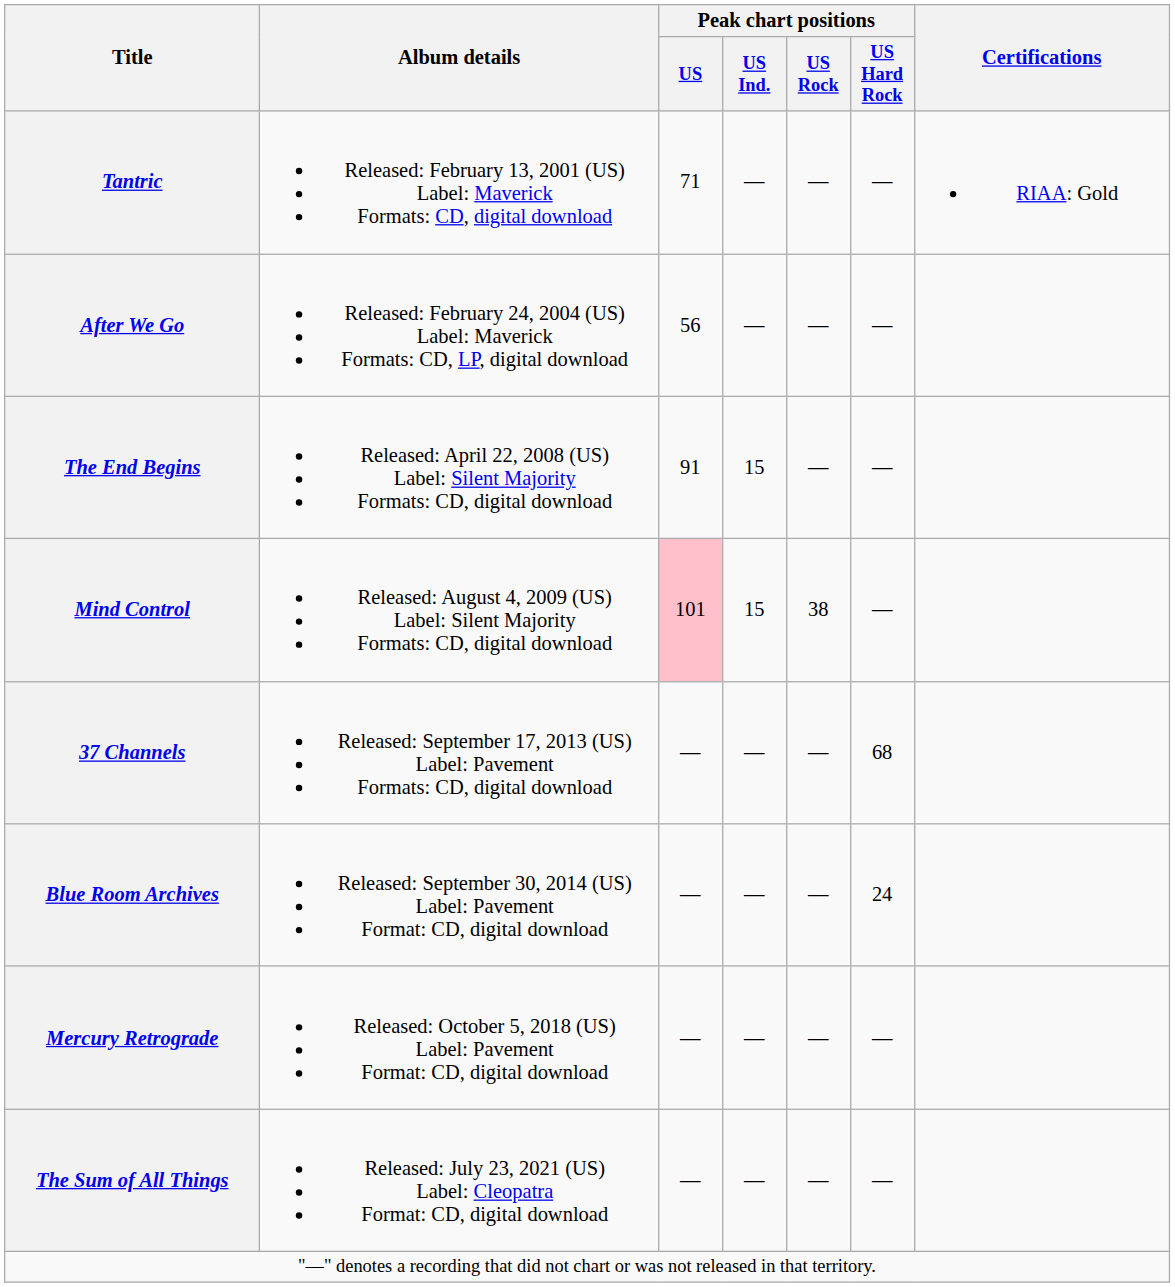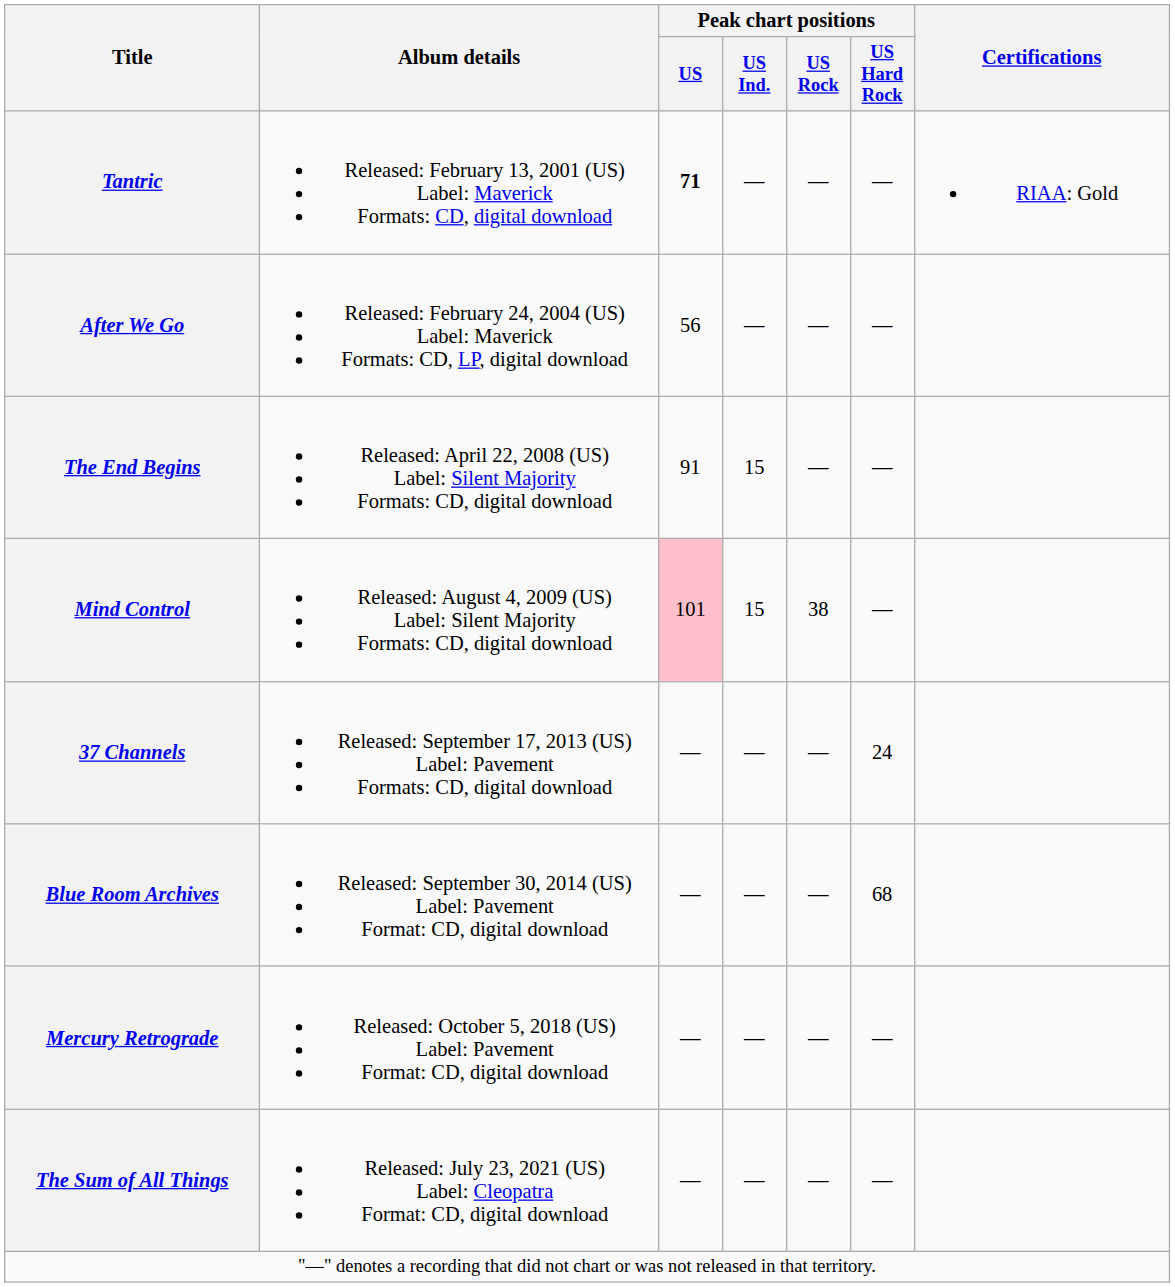(690, 182) normal -> (690, 182) bold
(882, 752) 68 -> (882, 752) 24
(882, 894) 24 -> (882, 894) 68
